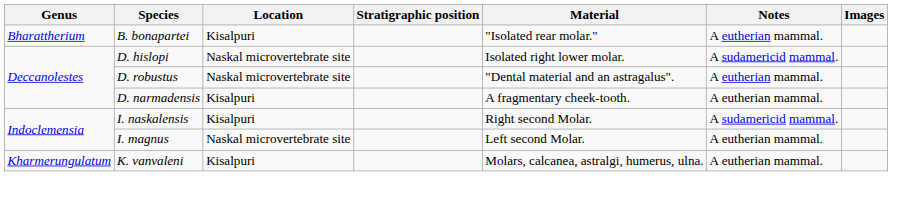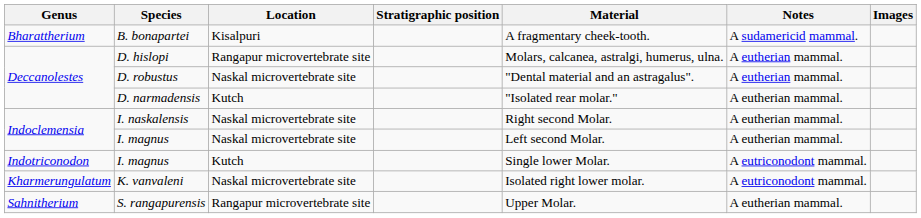(542, 35) "Isolated rear molar." -> (578, 35) A fragmentary cheek-tooth.
(766, 35) A eutherian mammal. -> (794, 35) A sudamericid mammal.
(278, 56) Naskal microvertebrate site -> (291, 56) Rangapur microvertebrate site
(555, 56) Isolated right lower molar. -> (614, 56) Molars, calcanea, astralgi, humerus, ulna.
(774, 56) A sudamericid mammal. -> (786, 56) A eutherian mammal.
(231, 98) Kisalpuri -> (228, 98) Kutch
(558, 98) A fragmentary cheek-tooth. -> (561, 98) "Isolated rear molar."
(231, 118) Kisalpuri -> (284, 118) Naskal microvertebrate site
(774, 118) A sudamericid mammal. -> (786, 118) A eutherian mammal.
+ row: (48, 160)
(231, 160) Kisalpuri -> (284, 181) Naskal microvertebrate site
(594, 160) Molars, calcanea, astralgi, humerus, ulna. -> (575, 181) Isolated right lower molar.
(766, 160) A eutherian mammal. -> (798, 181) A eutriconodont mammal.
+ row: (43, 202)
